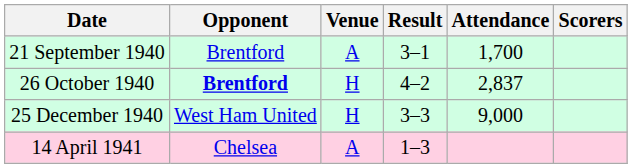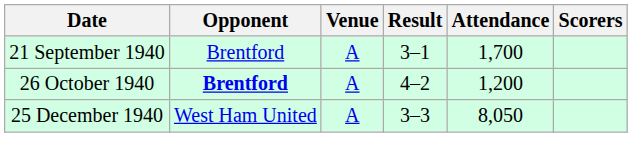(352, 83) H -> (352, 83) A
(500, 83) 2,837 -> (500, 83) 1,200
(352, 115) H -> (352, 115) A
(500, 115) 9,000 -> (500, 115) 8,050
- row: (87, 147)
